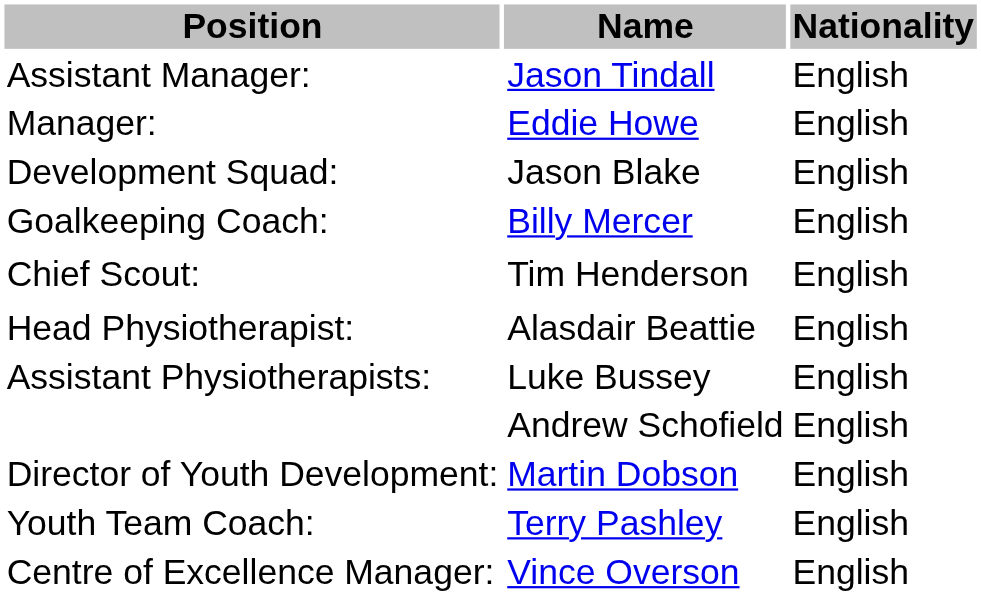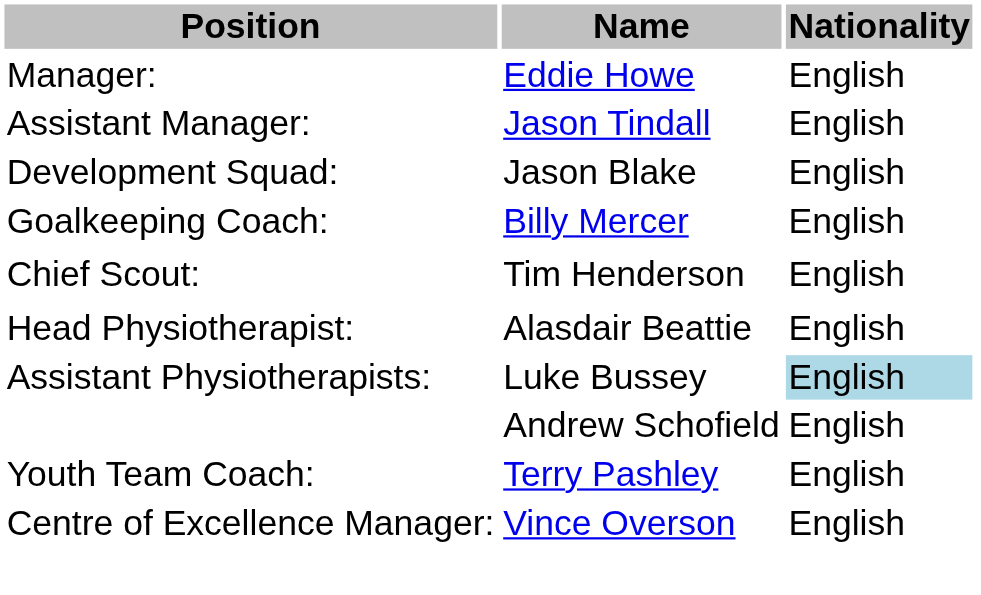rows swapped: (82, 123) <-> (159, 74)
(851, 376) no background -> (847, 376) lightblue background
- row: (252, 474)
